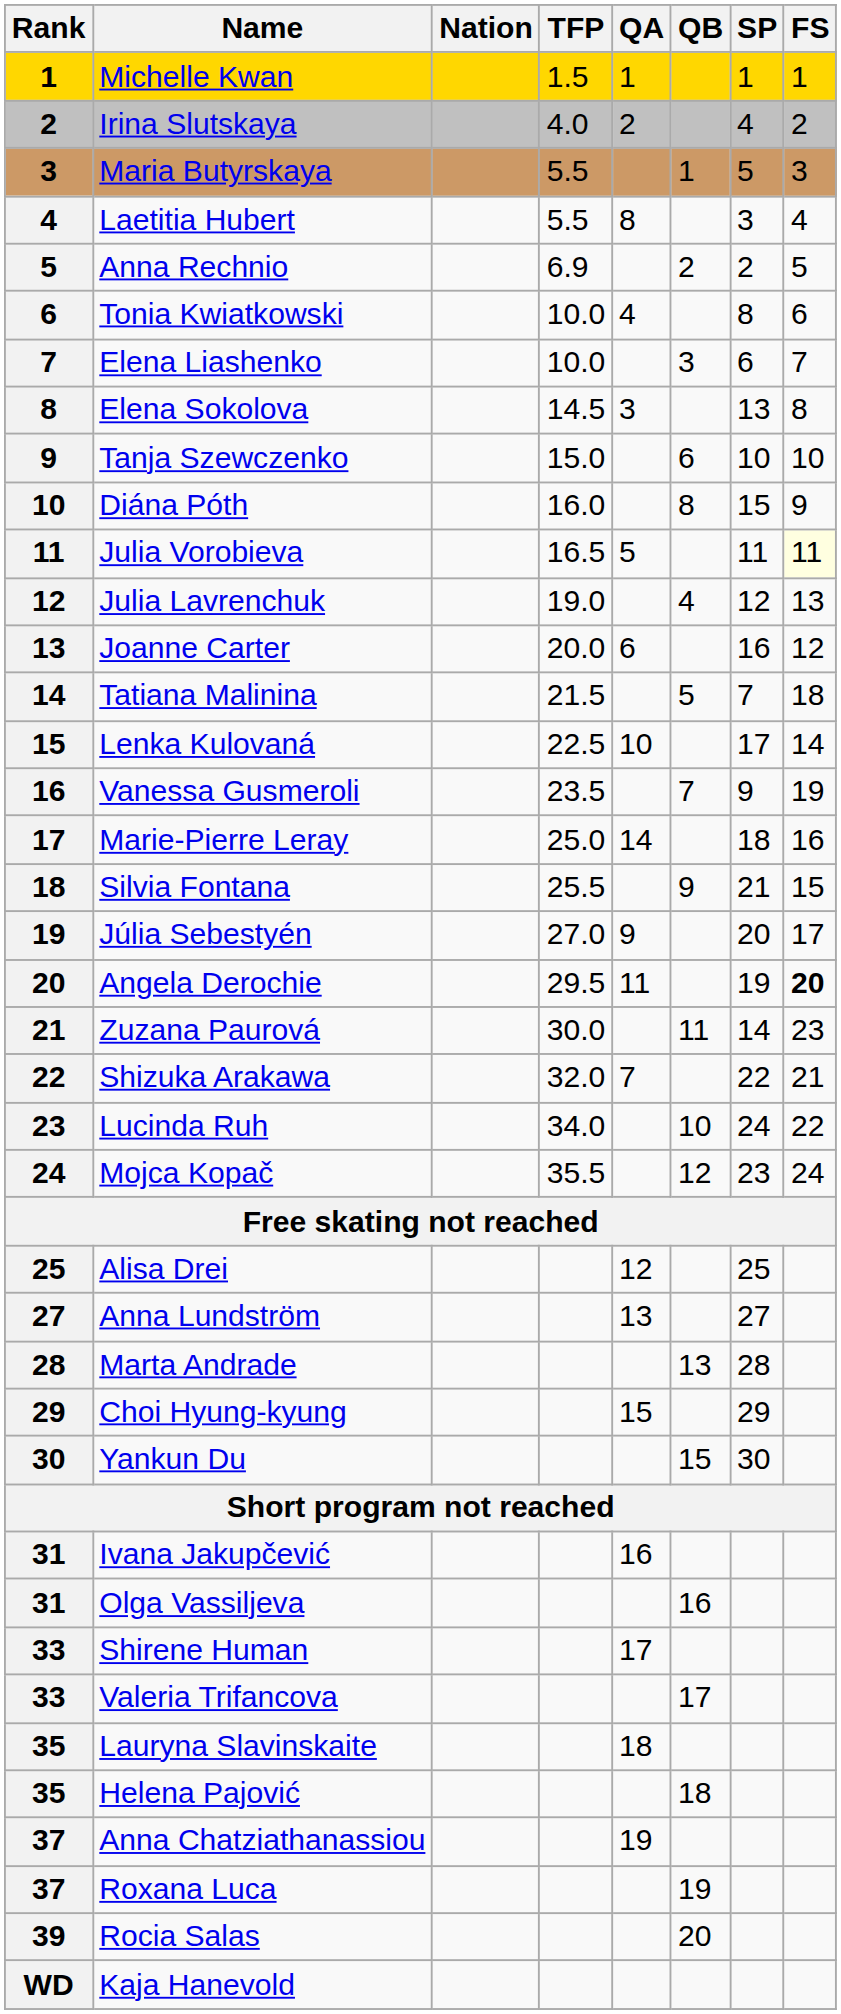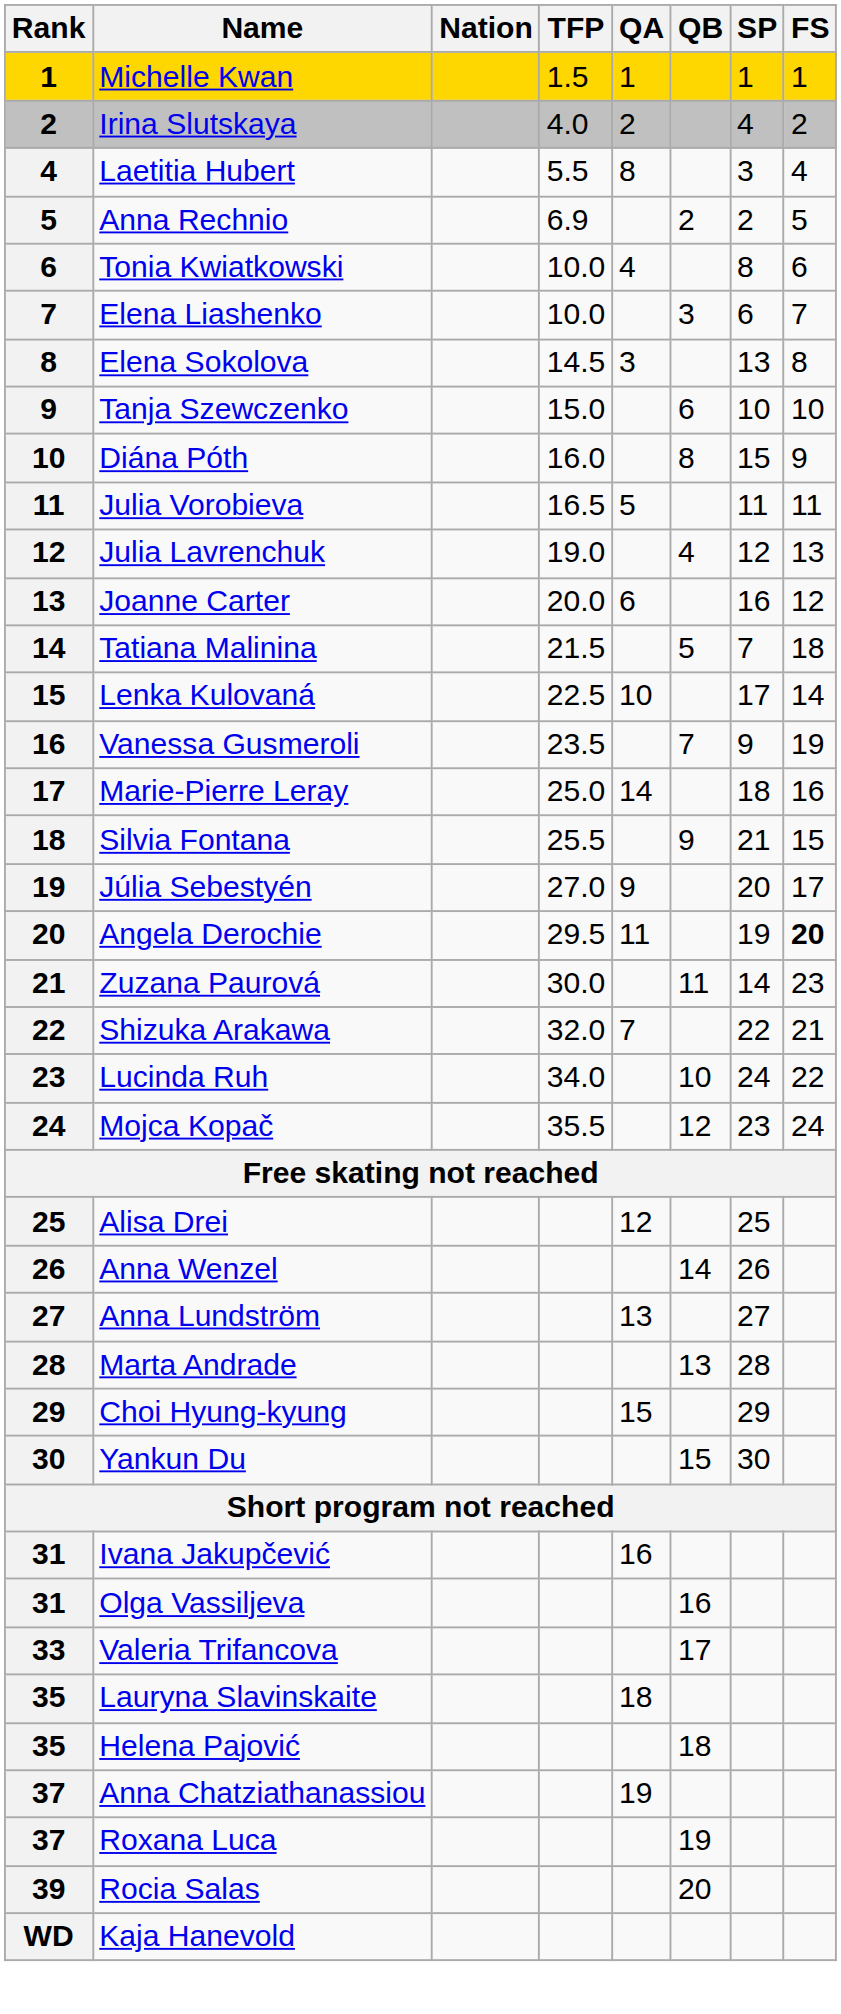- row: (215, 171)
(807, 553) lightyellow background -> (807, 505) no background
+ row: (188, 1268)
- row: (204, 1650)
